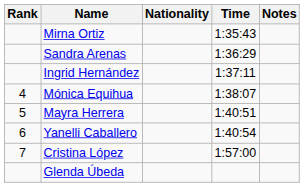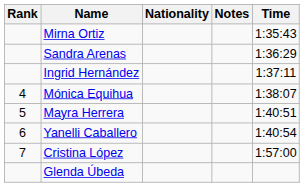columns swapped: (235, 14) <-> (279, 14)
